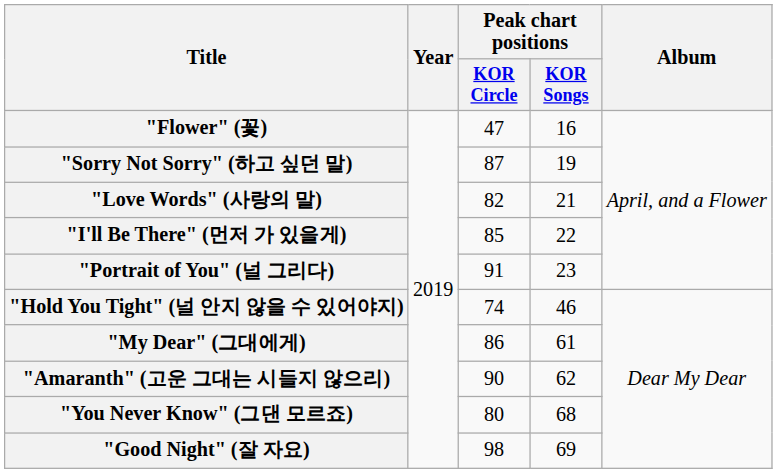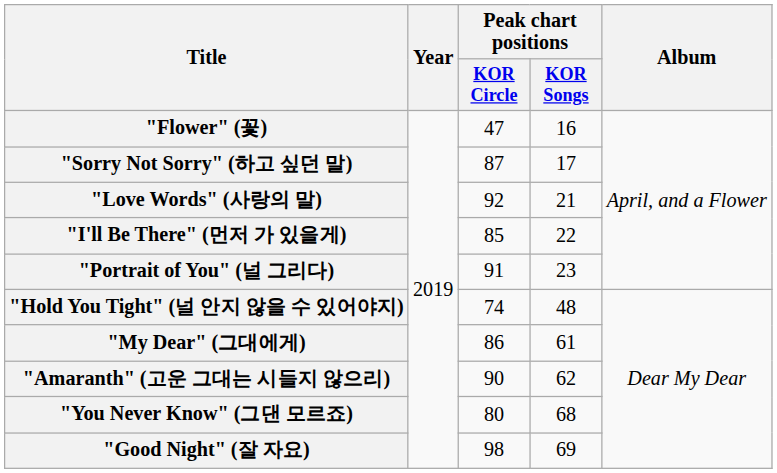(566, 164) 19 -> (566, 164) 17
(494, 199) 82 -> (494, 199) 92
(566, 307) 46 -> (566, 307) 48
